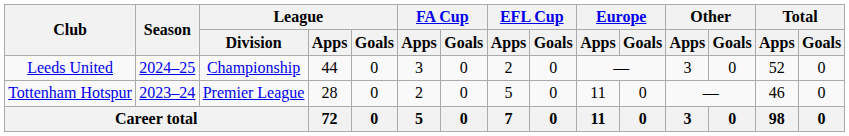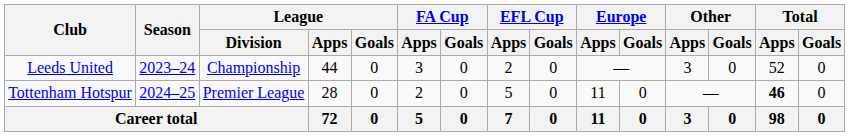(167, 67) 2024–25 -> (167, 67) 2023–24
(167, 93) 2023–24 -> (167, 93) 2024–25
(777, 93) normal -> (777, 93) bold
